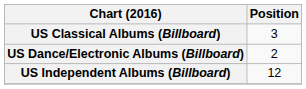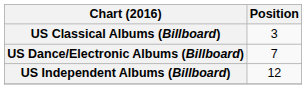(274, 53) 2 -> (274, 53) 7
